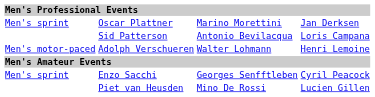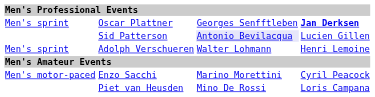(239, 23) Marino Morettini -> (247, 23) Georges Senfftleben
(330, 23) normal -> (330, 23) bold
(245, 36) no background -> (245, 36) lavender background
(335, 36) Loris Campana -> (335, 36) Lucien Gillen
(50, 49) Men's motor-paced -> (37, 49) Men's sprint
(37, 75) Men's sprint -> (50, 75) Men's motor-paced
(247, 75) Georges Senfftleben -> (239, 75) Marino Morettini
(335, 88) Lucien Gillen -> (335, 88) Loris Campana
